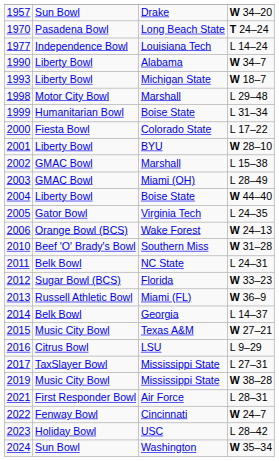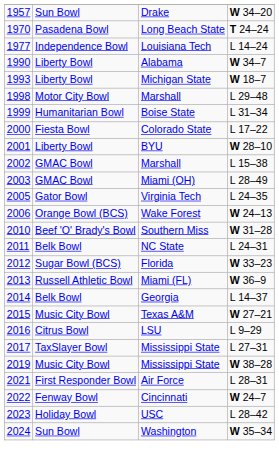- row: (19, 197)
